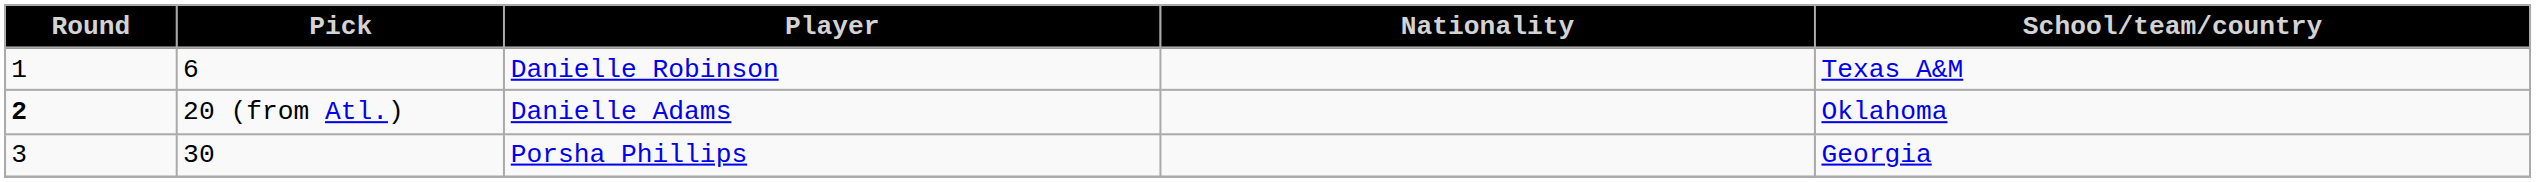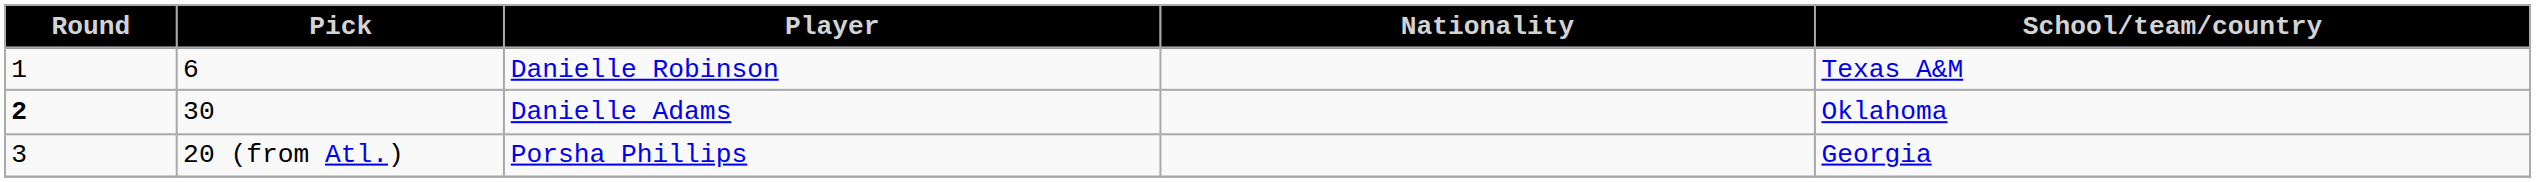(293, 112) 20 (from Atl.) -> (199, 112) 30
(199, 155) 30 -> (293, 155) 20 (from Atl.)
